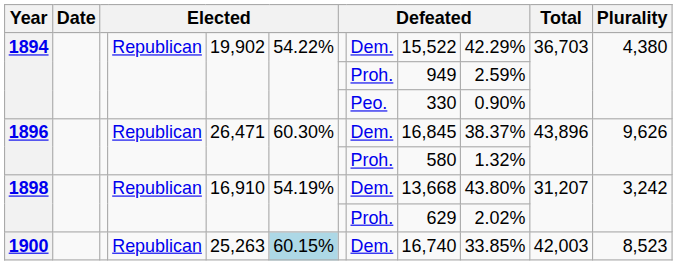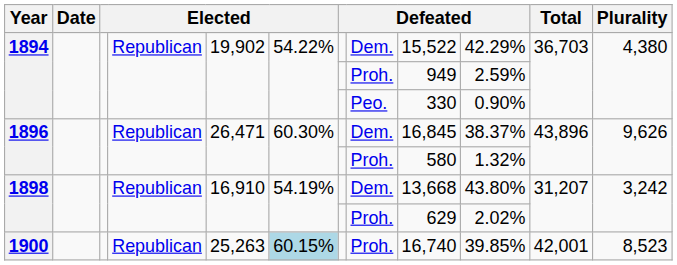(372, 246) Dem. -> (372, 246) Proh.
(495, 246) 33.85% -> (495, 246) 39.85%
(561, 246) 42,003 -> (561, 246) 42,001
